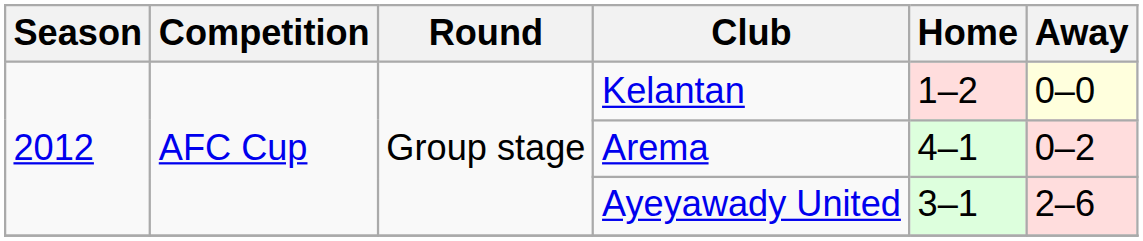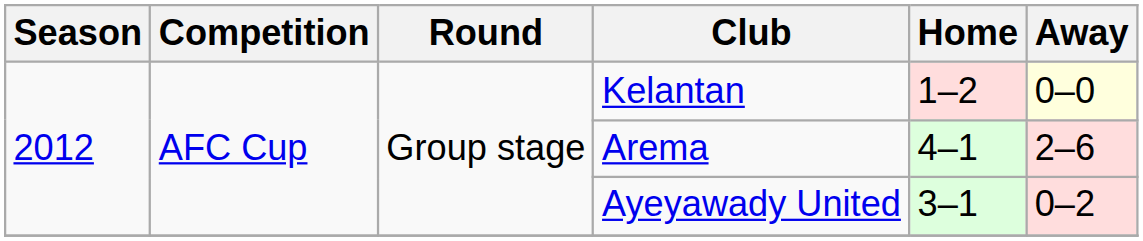(1065, 147) 0–2 -> (1065, 147) 2–6
(1065, 205) 2–6 -> (1065, 205) 0–2
